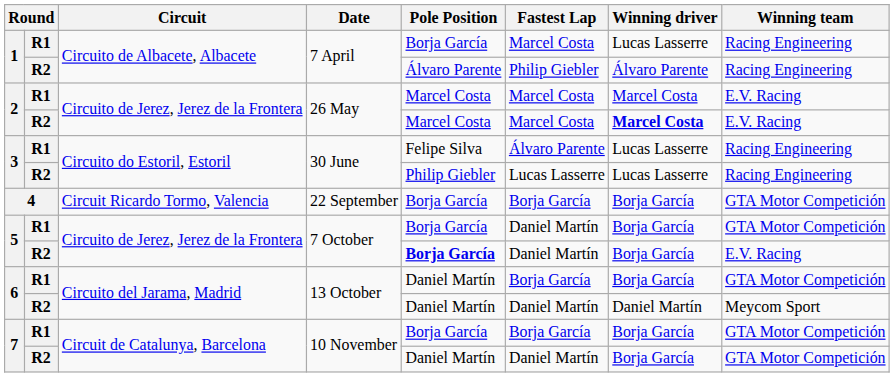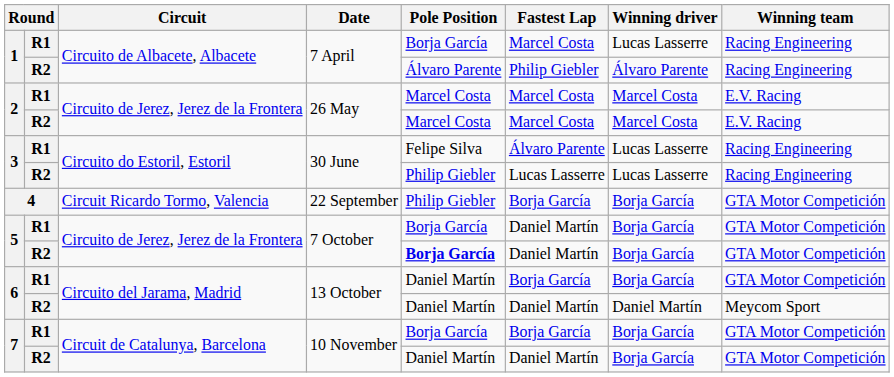(658, 122) bold -> (655, 122) normal
(446, 200) Borja García -> (450, 200) Philip Giebler
(763, 253) E.V. Racing -> (805, 253) GTA Motor Competición
